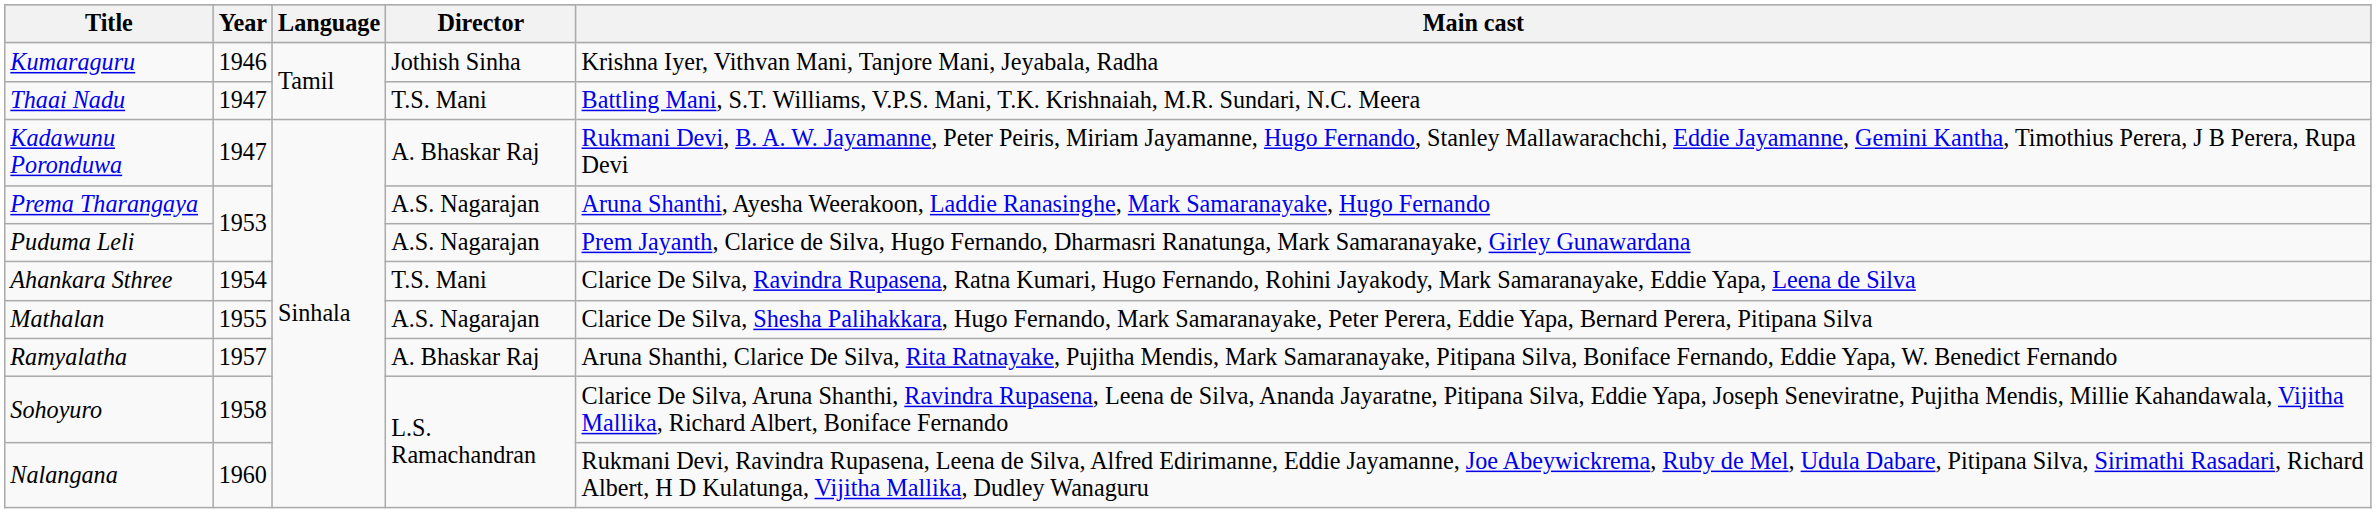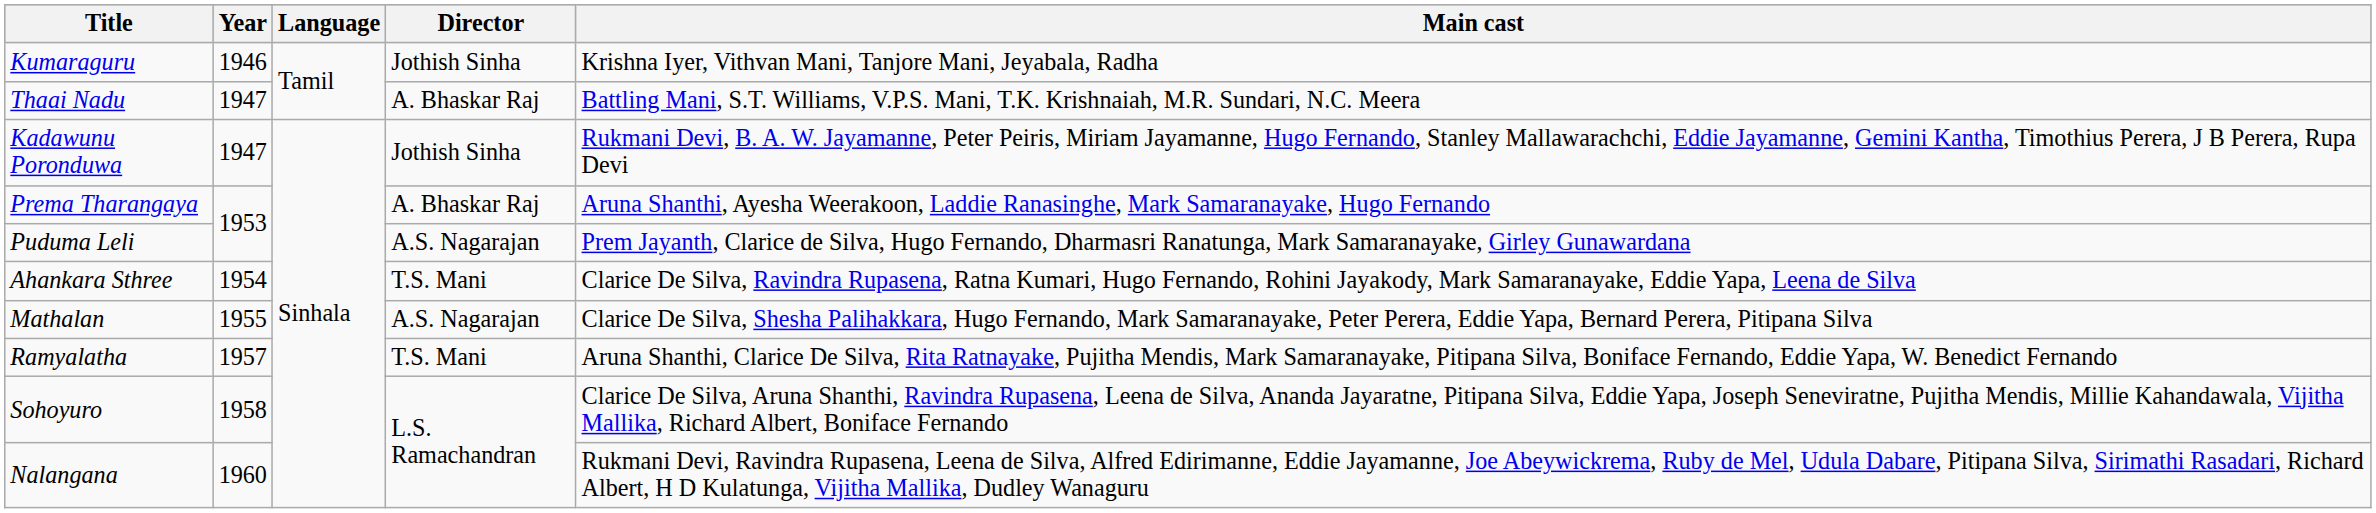(439, 100) T.S. Mani -> (465, 100) A. Bhaskar Raj
(465, 152) A. Bhaskar Raj -> (456, 152) Jothish Sinha
(465, 204) A.S. Nagarajan -> (465, 204) A. Bhaskar Raj
(465, 357) A. Bhaskar Raj -> (439, 357) T.S. Mani
